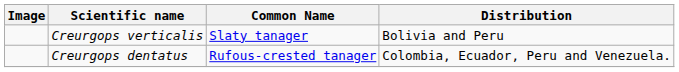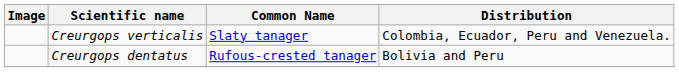(443, 35) Bolivia and Peru -> (527, 35) Colombia, Ecuador, Peru and Venezuela.
(527, 56) Colombia, Ecuador, Peru and Venezuela. -> (443, 56) Bolivia and Peru
